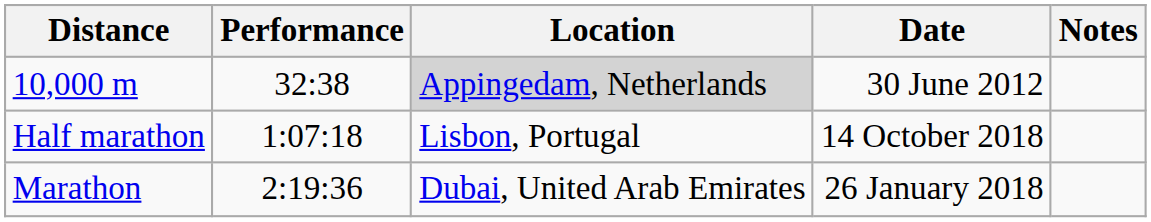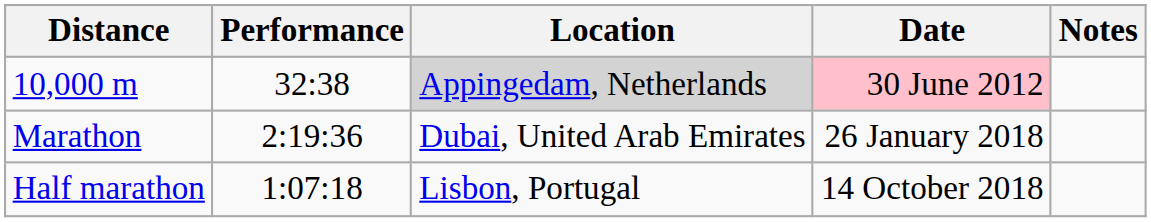(955, 83) no background -> (955, 83) pink background
rows swapped: (109, 135) <-> (77, 188)
